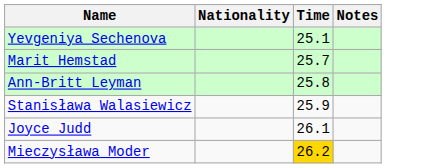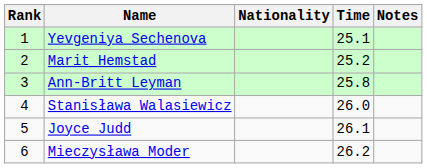+ column: (25, 16)
(313, 61) 25.7 -> (353, 61) 25.2
(313, 107) 25.9 -> (353, 107) 26.0
(313, 152) gold background -> (353, 152) no background
